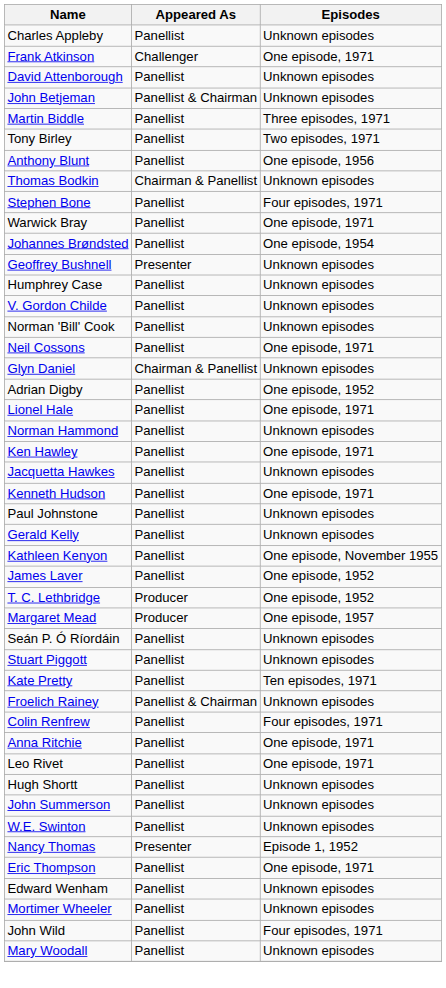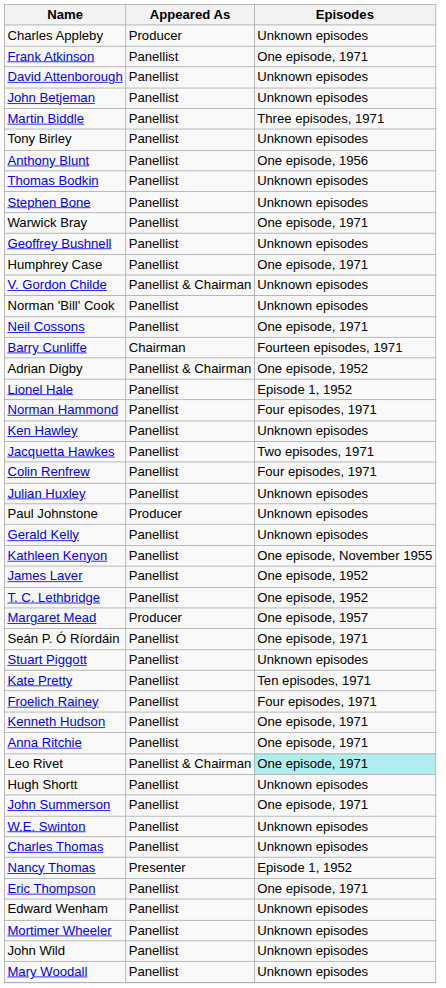(159, 35) Panellist -> (155, 35) Producer
(166, 56) Challenger -> (154, 56) Panellist
(196, 98) Panellist & Chairman -> (154, 98) Panellist
(321, 139) Two episodes, 1971 -> (313, 139) Unknown episodes
(196, 181) Chairman & Panellist -> (154, 181) Panellist
(323, 202) Four episodes, 1971 -> (313, 202) Unknown episodes
- row: (68, 243)
(163, 264) Presenter -> (154, 243) Panellist
(319, 285) Unknown episodes -> (313, 264) One episode, 1971
(159, 306) Panellist -> (190, 285) Panellist & Chairman
+ row: (47, 347)
- row: (41, 368)
(159, 389) Panellist -> (190, 368) Panellist & Chairman
(319, 410) One episode, 1971 -> (305, 389) Episode 1, 1952
(319, 431) Unknown episodes -> (317, 410) Four episodes, 1971
(319, 451) One episode, 1971 -> (313, 431) Unknown episodes
(319, 472) Unknown episodes -> (316, 451) Two episodes, 1971
rows swapped: (56, 493) <-> (49, 722)
+ row: (46, 493)
(159, 514) Panellist -> (155, 514) Producer
(161, 597) Producer -> (154, 597) Panellist
(319, 639) Unknown episodes -> (313, 639) One episode, 1971
(196, 701) Panellist & Chairman -> (154, 701) Panellist
(319, 701) Unknown episodes -> (317, 701) Four episodes, 1971
(159, 763) Panellist -> (190, 763) Panellist & Chairman
(319, 763) no background -> (313, 763) paleturquoise background
(319, 805) Unknown episodes -> (313, 805) One episode, 1971
+ row: (55, 847)
(323, 930) Four episodes, 1971 -> (313, 951) Unknown episodes
